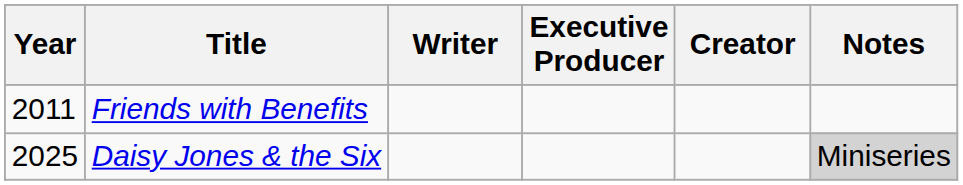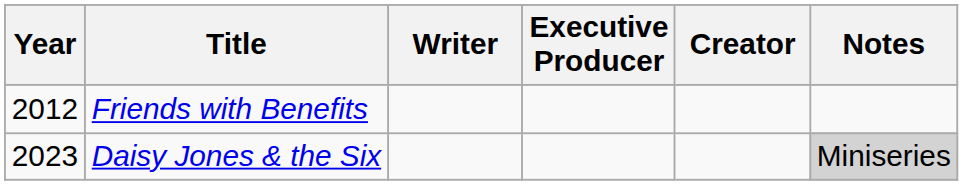(44, 108) 2011 -> (45, 108) 2012
(45, 155) 2025 -> (45, 155) 2023
